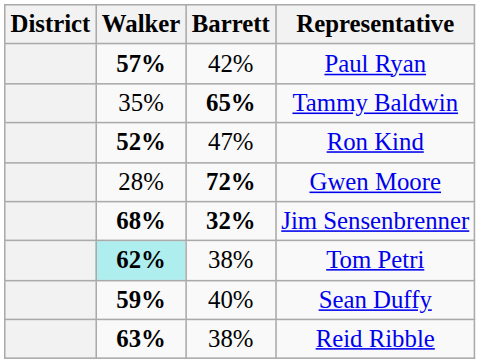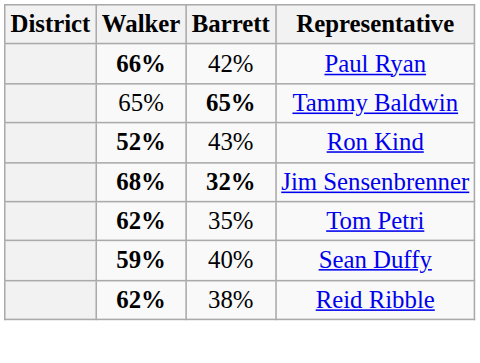(141, 63) 57% -> (141, 63) 66%
(141, 102) 35% -> (141, 102) 65%
(231, 142) 47% -> (231, 142) 43%
- row: (375, 181)
(141, 260) paleturquoise background -> (141, 220) no background
(231, 260) 38% -> (231, 220) 35%
(141, 338) 63% -> (141, 299) 62%
